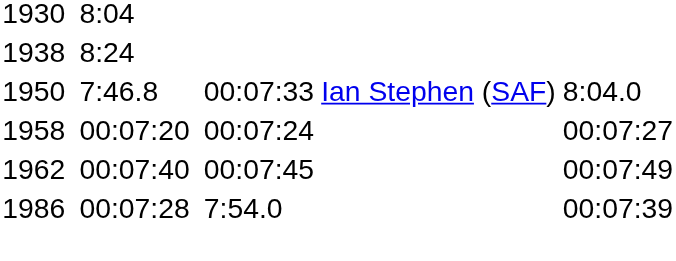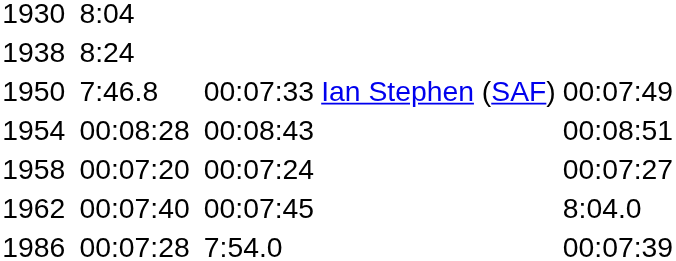(602, 91) 8:04.0 -> (618, 91) 00:07:49
+ row: (34, 130)
(618, 169) 00:07:49 -> (602, 208) 8:04.0
